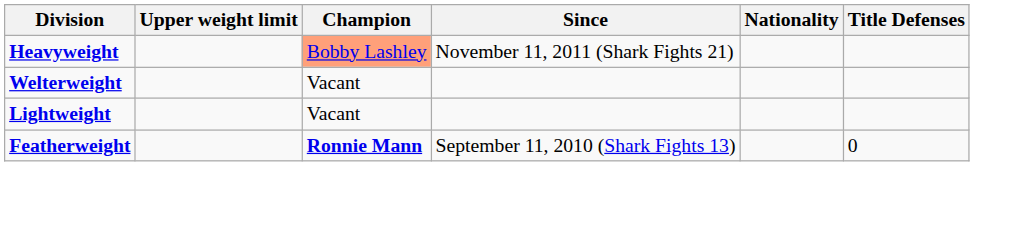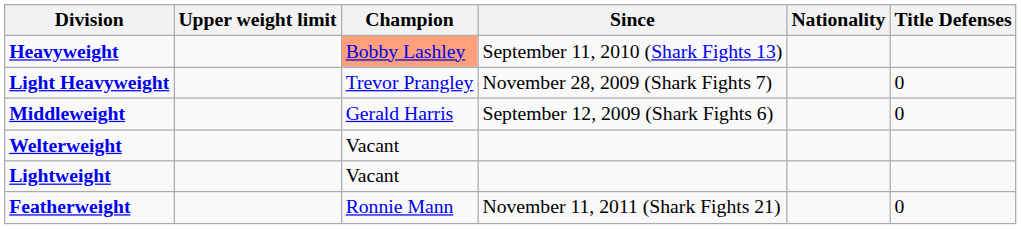(585, 51) November 11, 2011 (Shark Fights 21) -> (632, 51) September 11, 2010 (Shark Fights 13)
+ row: (89, 82)
+ row: (67, 113)
(364, 144) bold -> (399, 207) normal
(586, 144) September 11, 2010 (Shark Fights 13) -> (631, 207) November 11, 2011 (Shark Fights 21)
